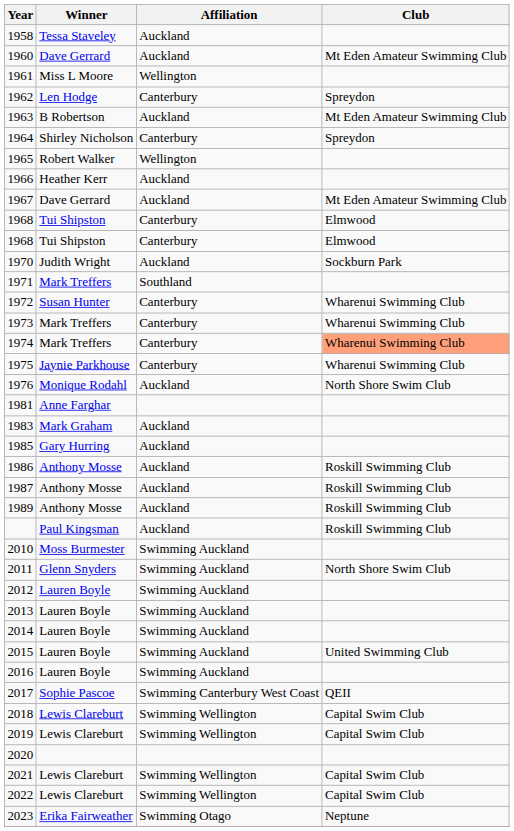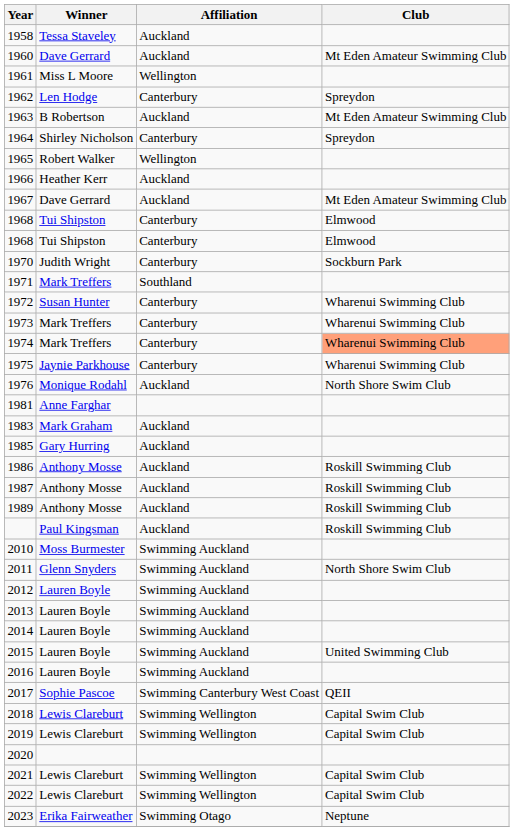(164, 261) Auckland -> (168, 261) Canterbury
